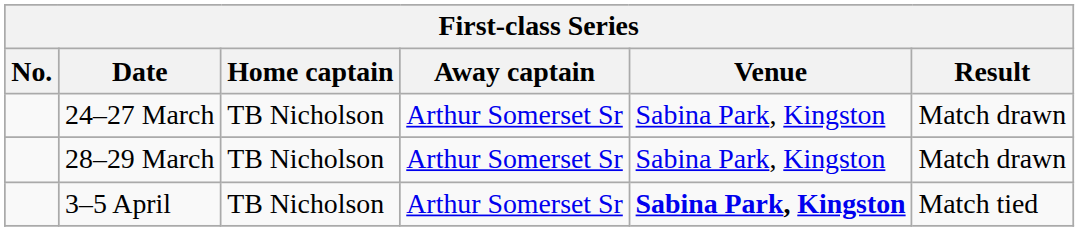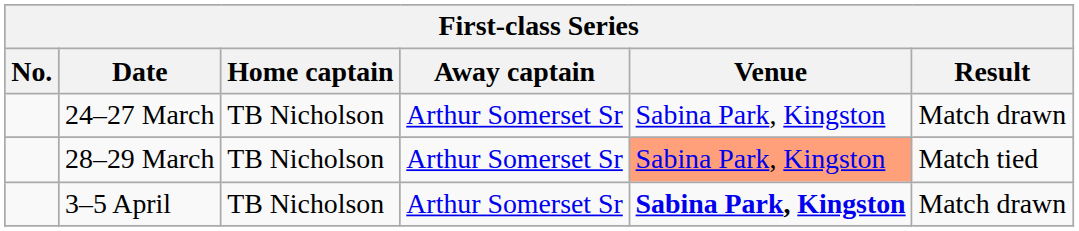(761, 159) no background -> (761, 159) lightsalmon background
(992, 159) Match drawn -> (978, 159) Match tied
(978, 203) Match tied -> (992, 203) Match drawn
